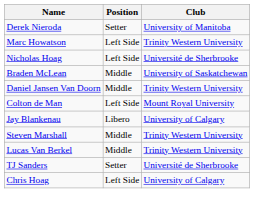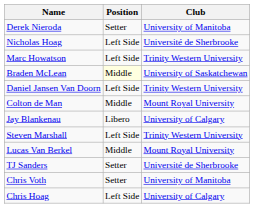rows swapped: (34, 58) <-> (36, 42)
(118, 73) no background -> (118, 73) lightyellow background
(118, 88) Middle -> (122, 88) Left Side
(122, 104) Left Side -> (118, 104) Middle
(118, 134) Middle -> (122, 134) Left Side
(193, 149) Trinity Western University -> (189, 149) Mount Royal University
+ row: (26, 180)
